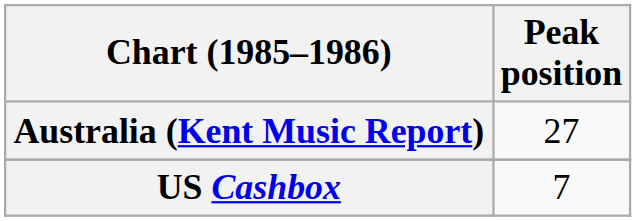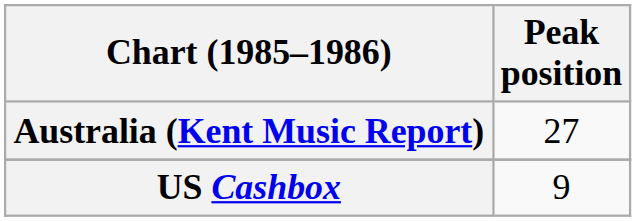(561, 186) 7 -> (561, 186) 9
